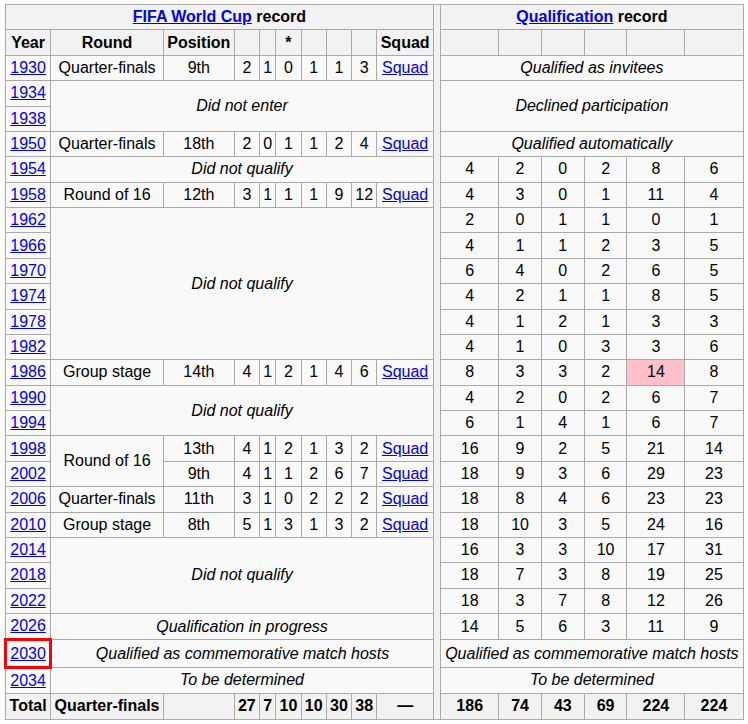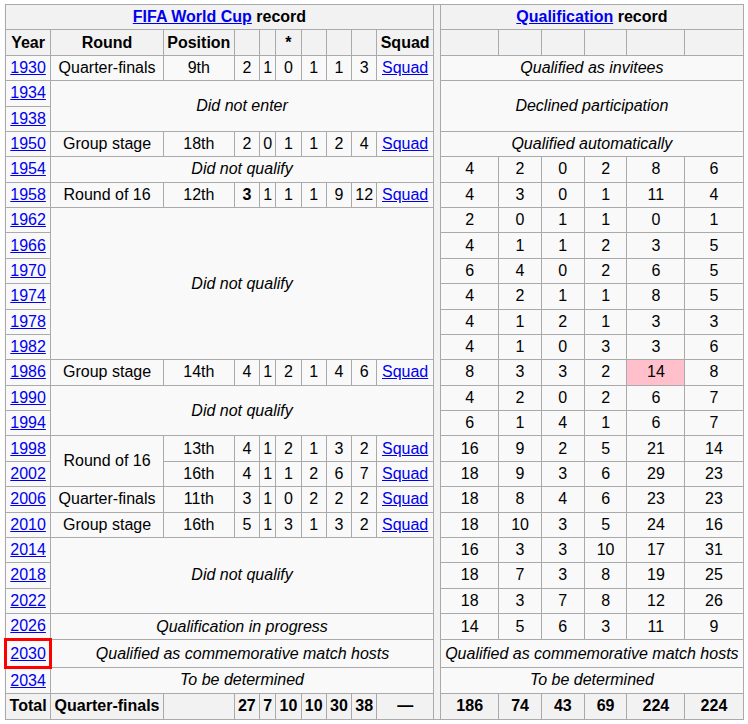(107, 144) Quarter-finals -> (107, 144) Group stage
(247, 194) normal -> (247, 194) bold
(199, 473) 9th -> (199, 473) 16th
(199, 524) 8th -> (199, 524) 16th
